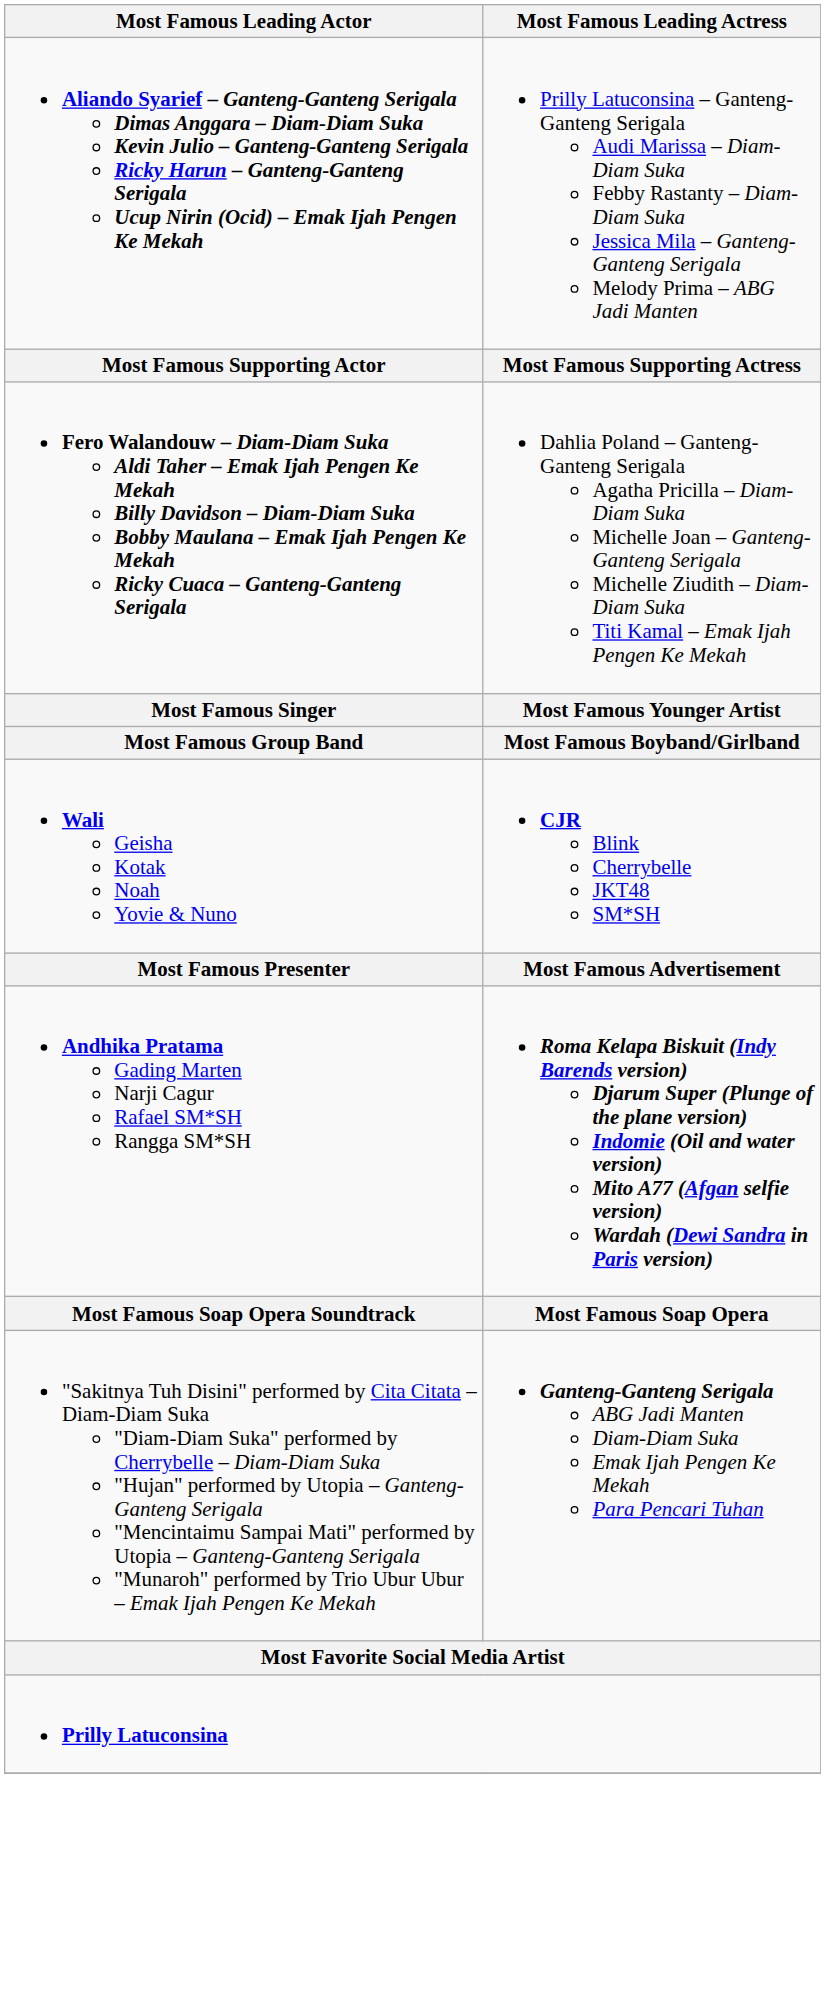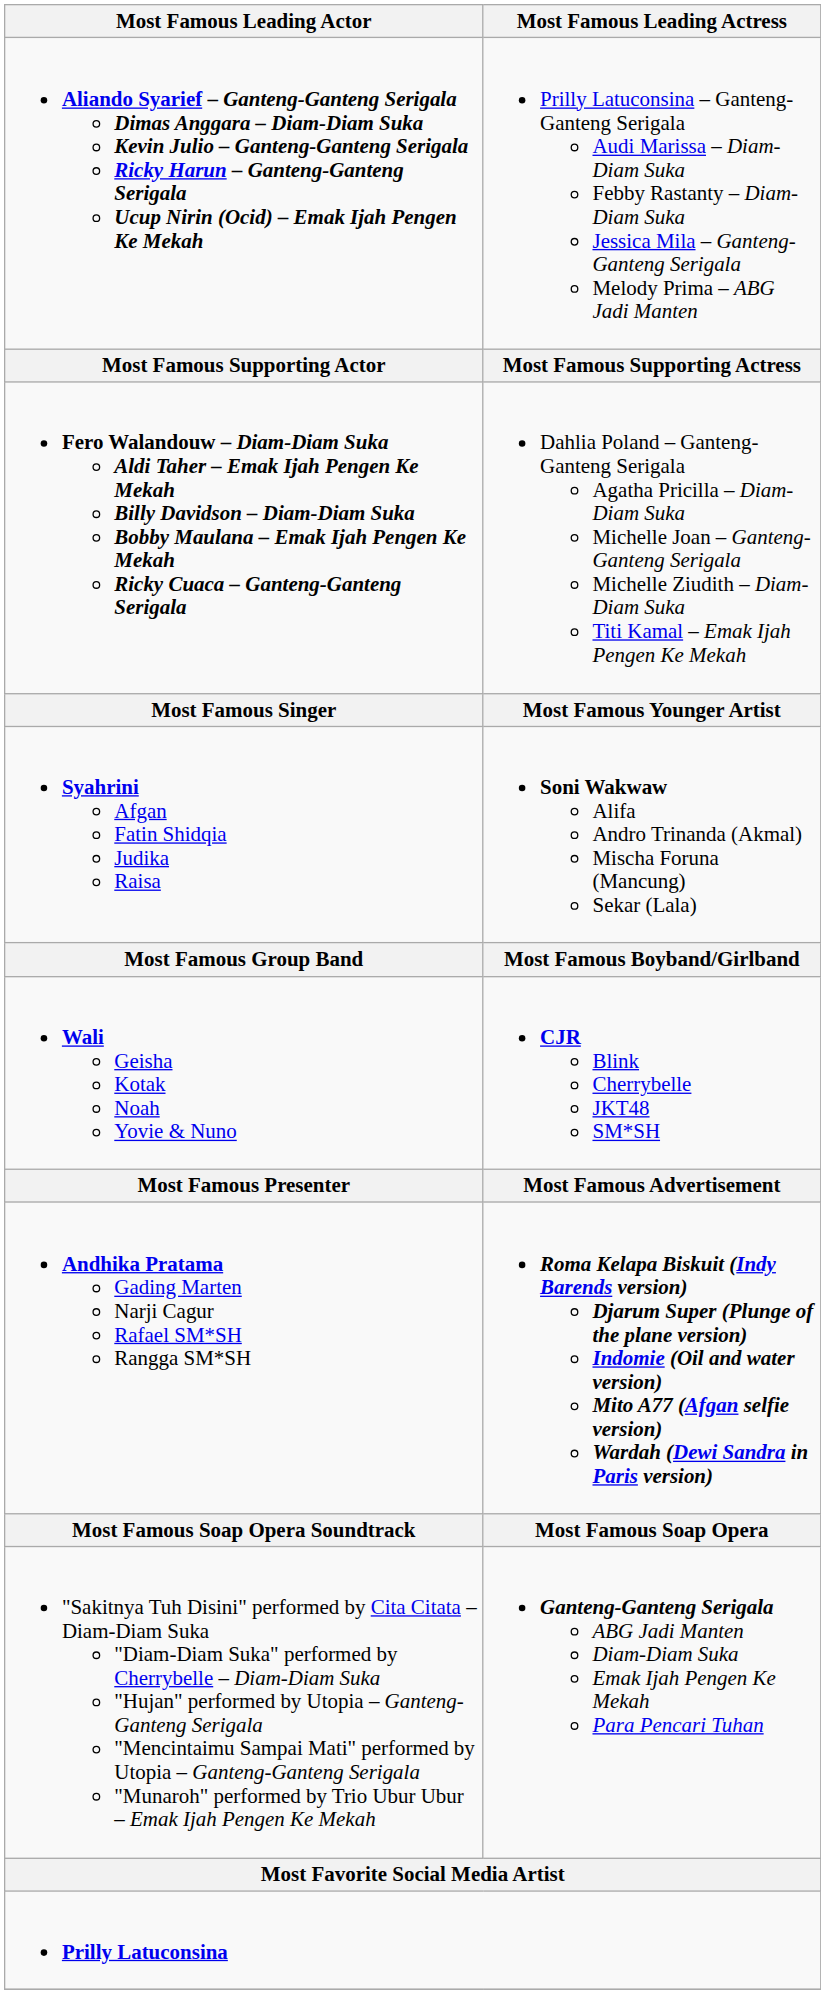+ row: (244, 835)
